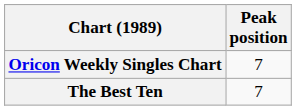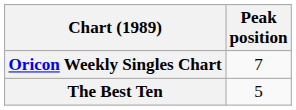(259, 91) 7 -> (259, 91) 5
